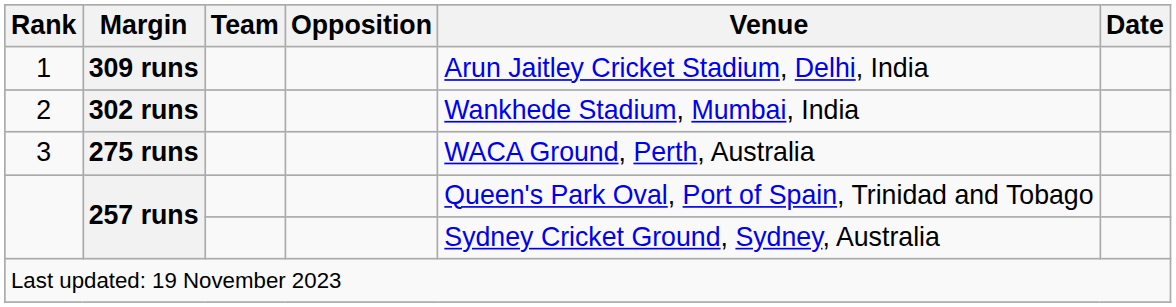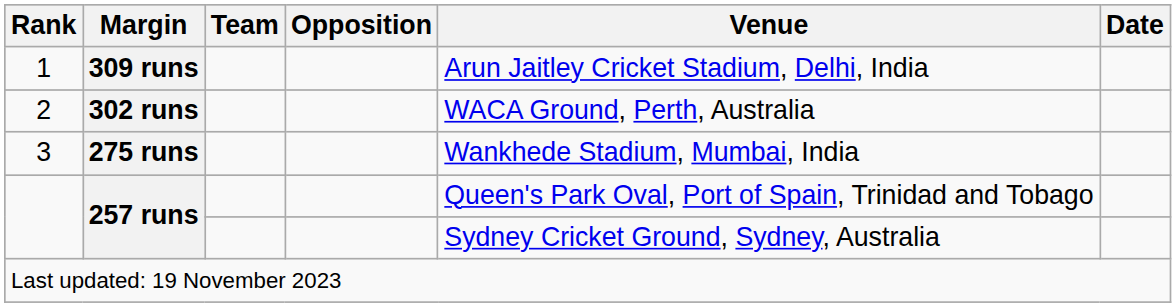(652, 110) Wankhede Stadium, Mumbai, India -> (629, 110) WACA Ground, Perth, Australia
(629, 152) WACA Ground, Perth, Australia -> (652, 152) Wankhede Stadium, Mumbai, India
